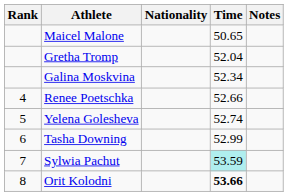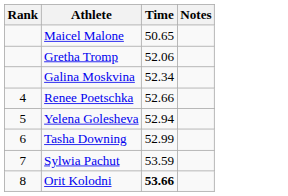- column: (176, 14)
(228, 56) 52.04 -> (159, 56) 52.06
(228, 118) 52.74 -> (159, 118) 52.94
(228, 160) paleturquoise background -> (159, 160) no background
